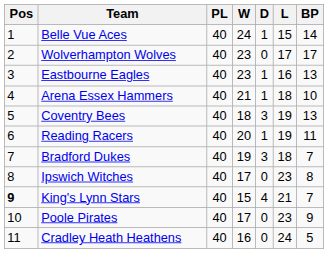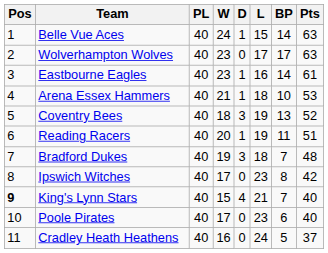+ column: (310, 14)
(310, 75) 13 -> (284, 75) 14
(310, 217) 9 -> (284, 217) 6
